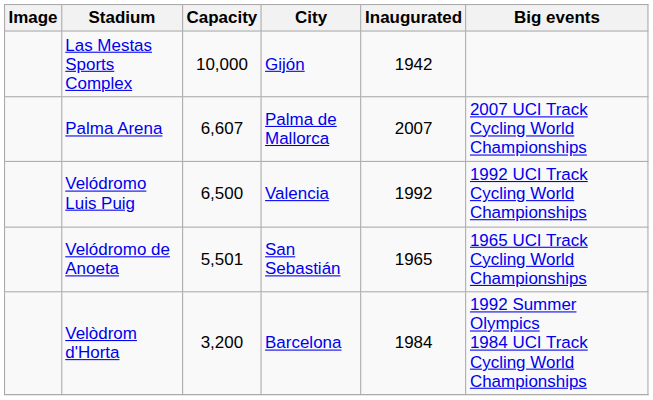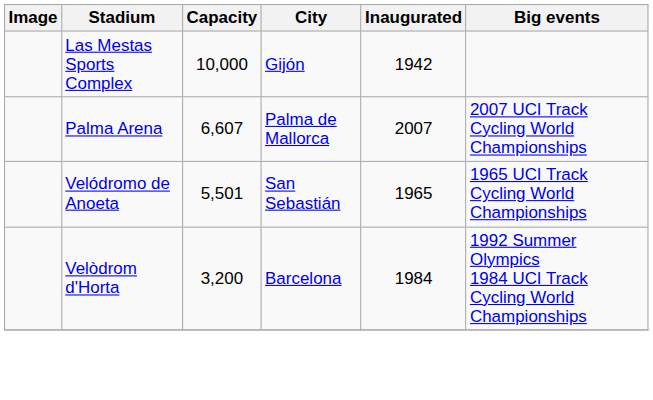- row: (106, 194)
